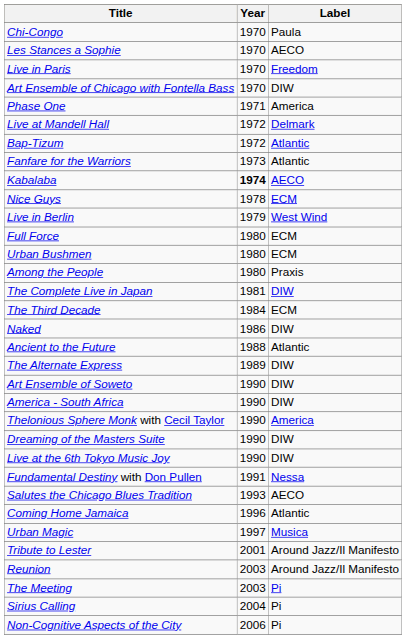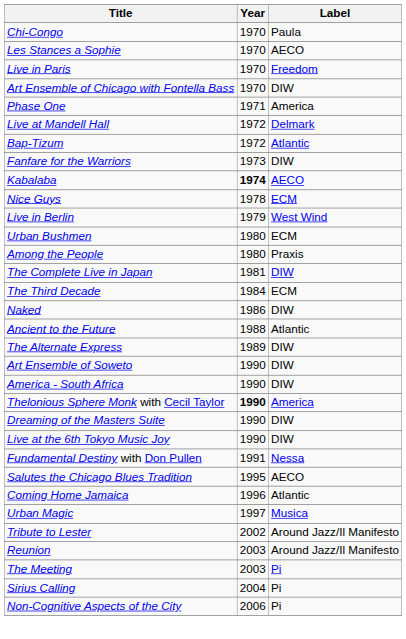(290, 161) Atlantic -> (282, 161) DIW
- row: (33, 236)
(253, 421) normal -> (253, 402) bold
(253, 495) 1993 -> (253, 476) 1995
(253, 550) 2001 -> (253, 532) 2002
